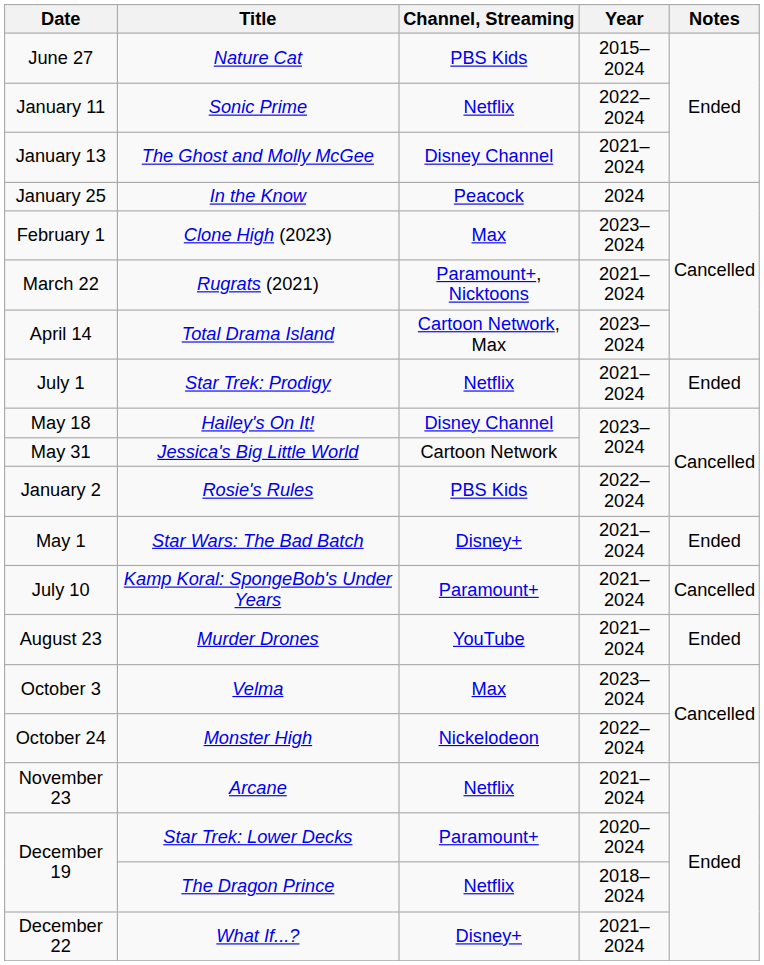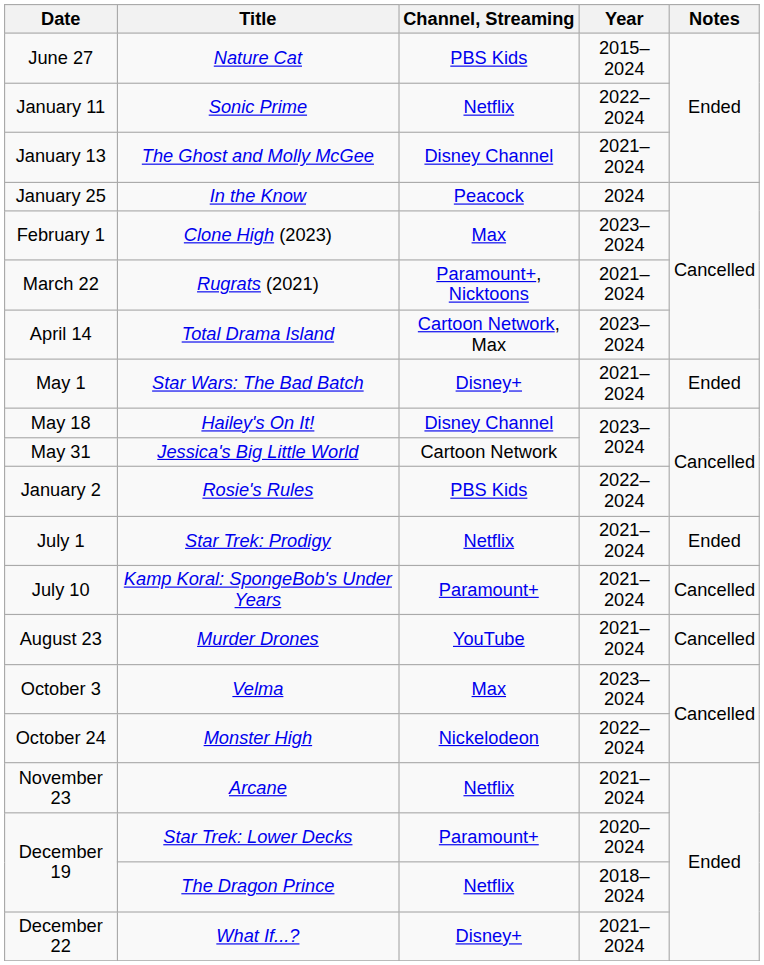rows swapped: (258, 540) <-> (258, 383)
(714, 639) Ended -> (714, 639) Cancelled
